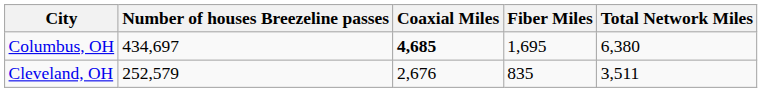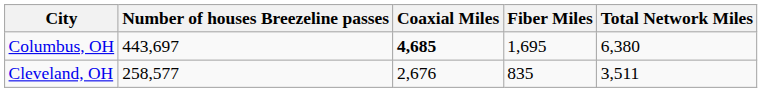(151, 45) 434,697 -> (151, 45) 443,697
(151, 73) 252,579 -> (151, 73) 258,577
